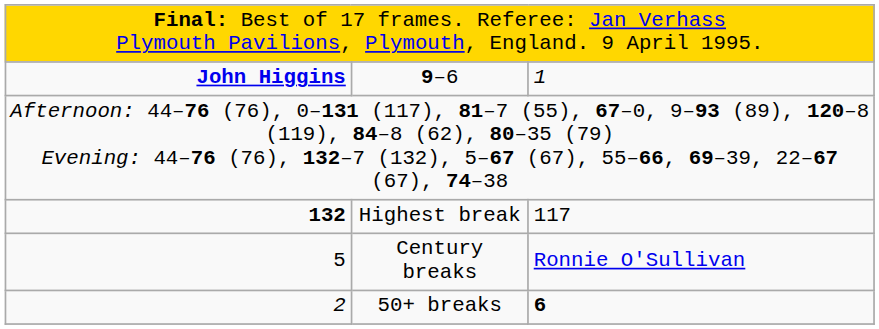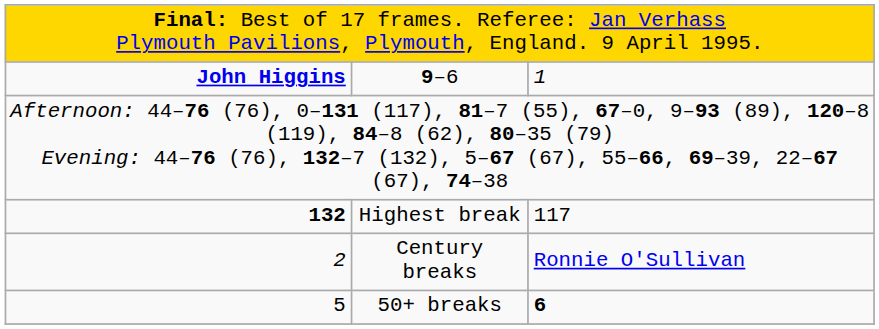(340, 262) 5 -> (340, 262) 2
(340, 307) 2 -> (340, 307) 5
